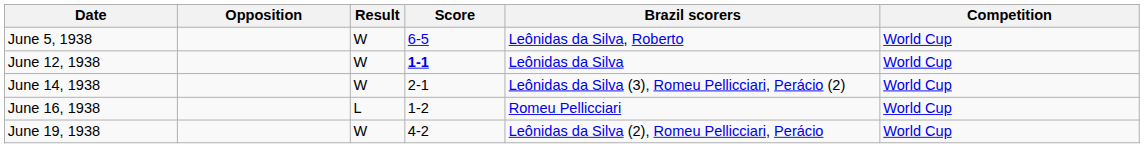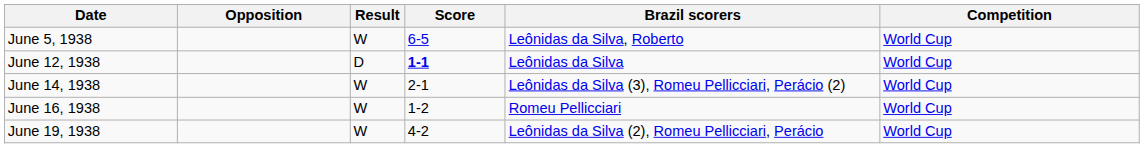(360, 62) W -> (359, 62) D
(358, 108) L -> (360, 108) W
